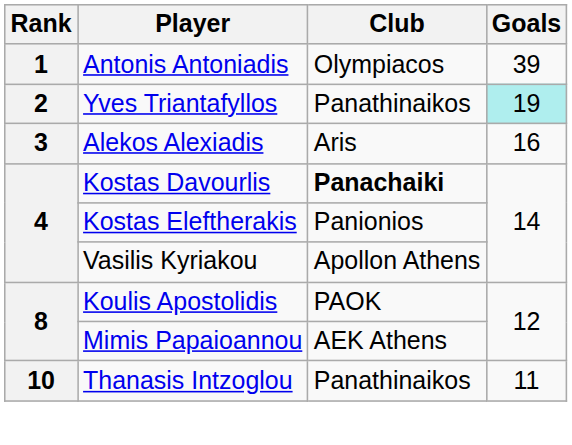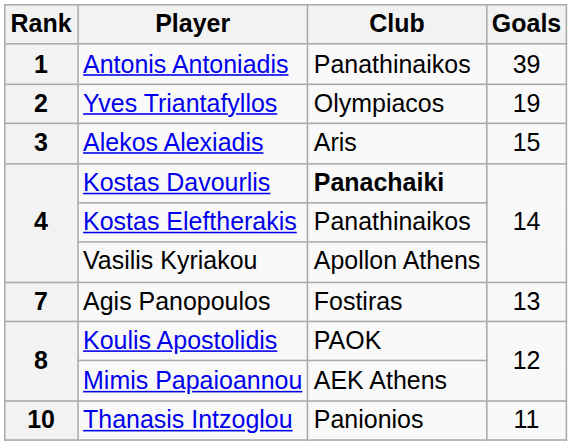(379, 63) Olympiacos -> (392, 63) Panathinaikos
(392, 103) Panathinaikos -> (379, 103) Olympiacos
(527, 103) paleturquoise background -> (527, 103) no background
(527, 143) 16 -> (527, 143) 15
(369, 222) Panionios -> (392, 222) Panathinaikos
+ row: (177, 301)
(392, 380) Panathinaikos -> (369, 420) Panionios
